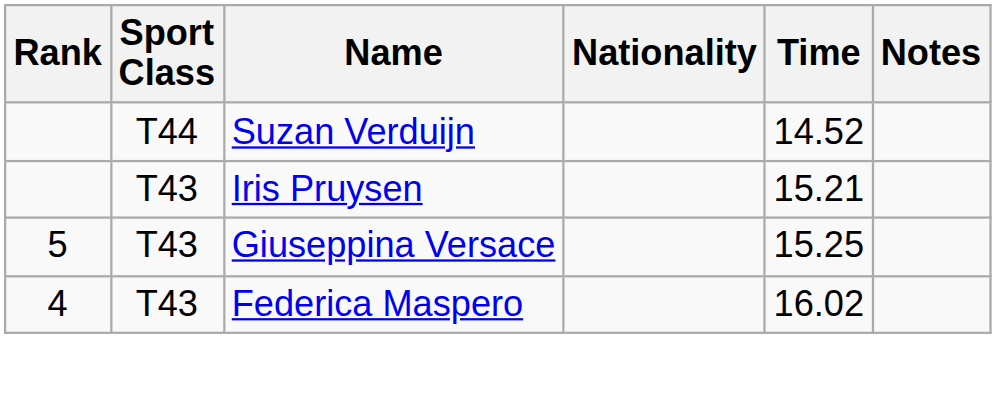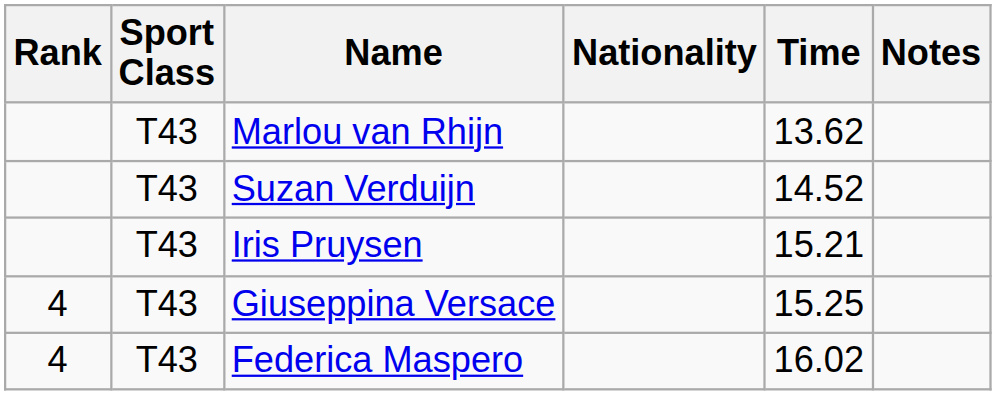+ row: (367, 131)
(167, 131) T44 -> (167, 188) T43
(58, 245) 5 -> (58, 303) 4
